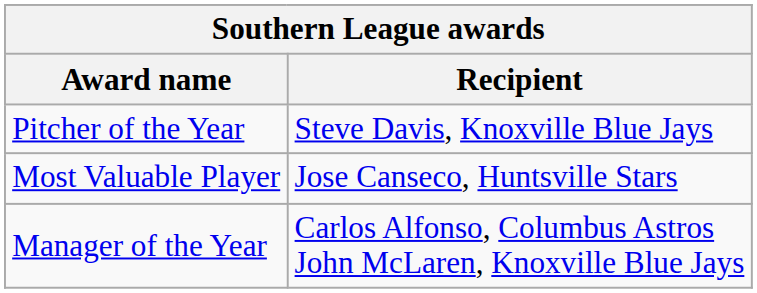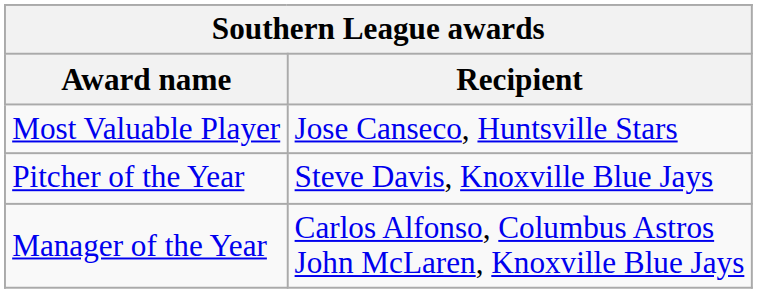rows swapped: (146, 177) <-> (128, 128)
